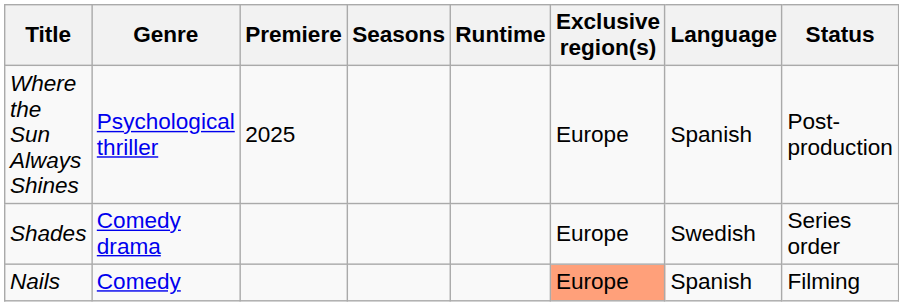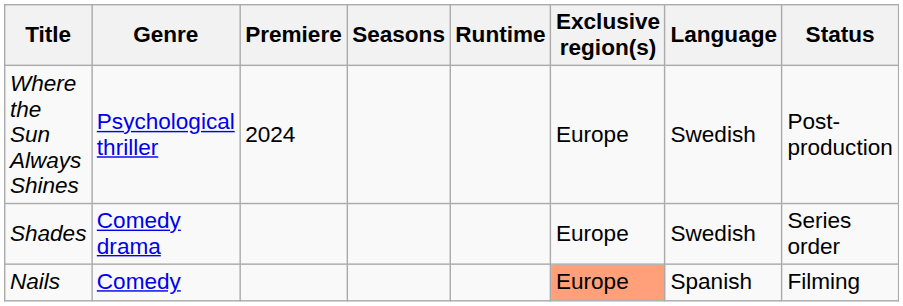(270, 134) 2025 -> (270, 134) 2024
(711, 134) Spanish -> (713, 134) Swedish
